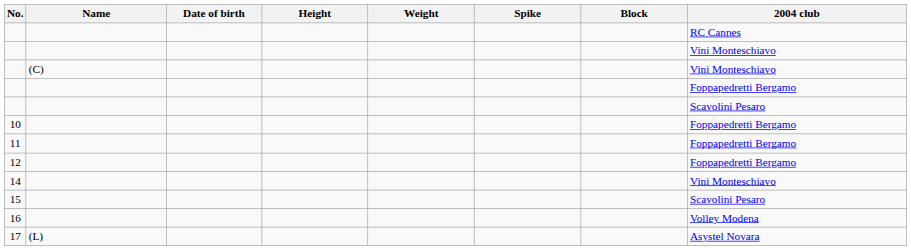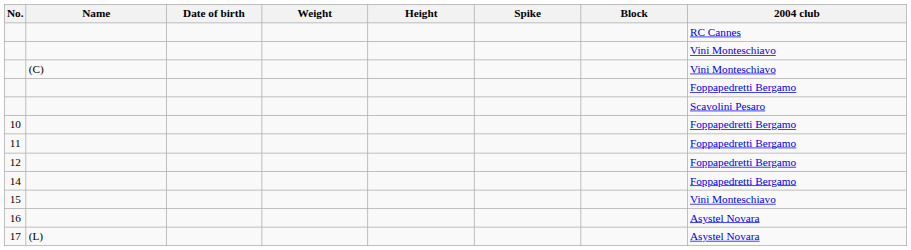columns swapped: (315, 13) <-> (421, 13)
(733, 180) Vini Monteschiavo -> (743, 180) Foppapedretti Bergamo
(728, 199) Scavolini Pesaro -> (733, 199) Vini Monteschiavo
(724, 217) Volley Modena -> (725, 217) Asystel Novara
